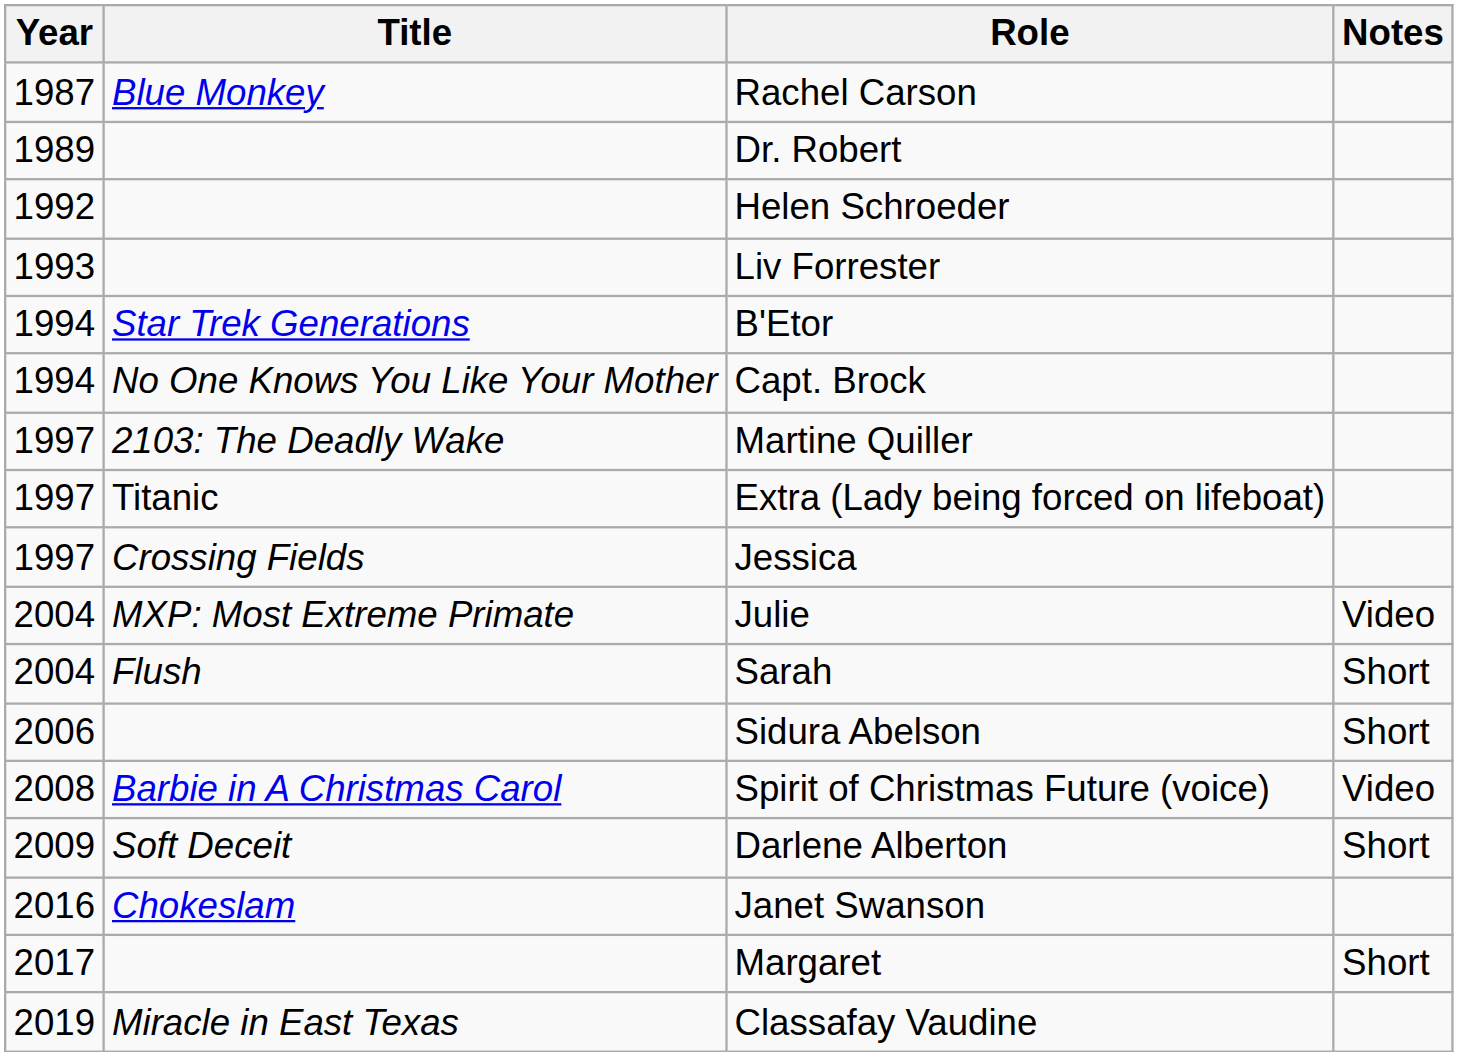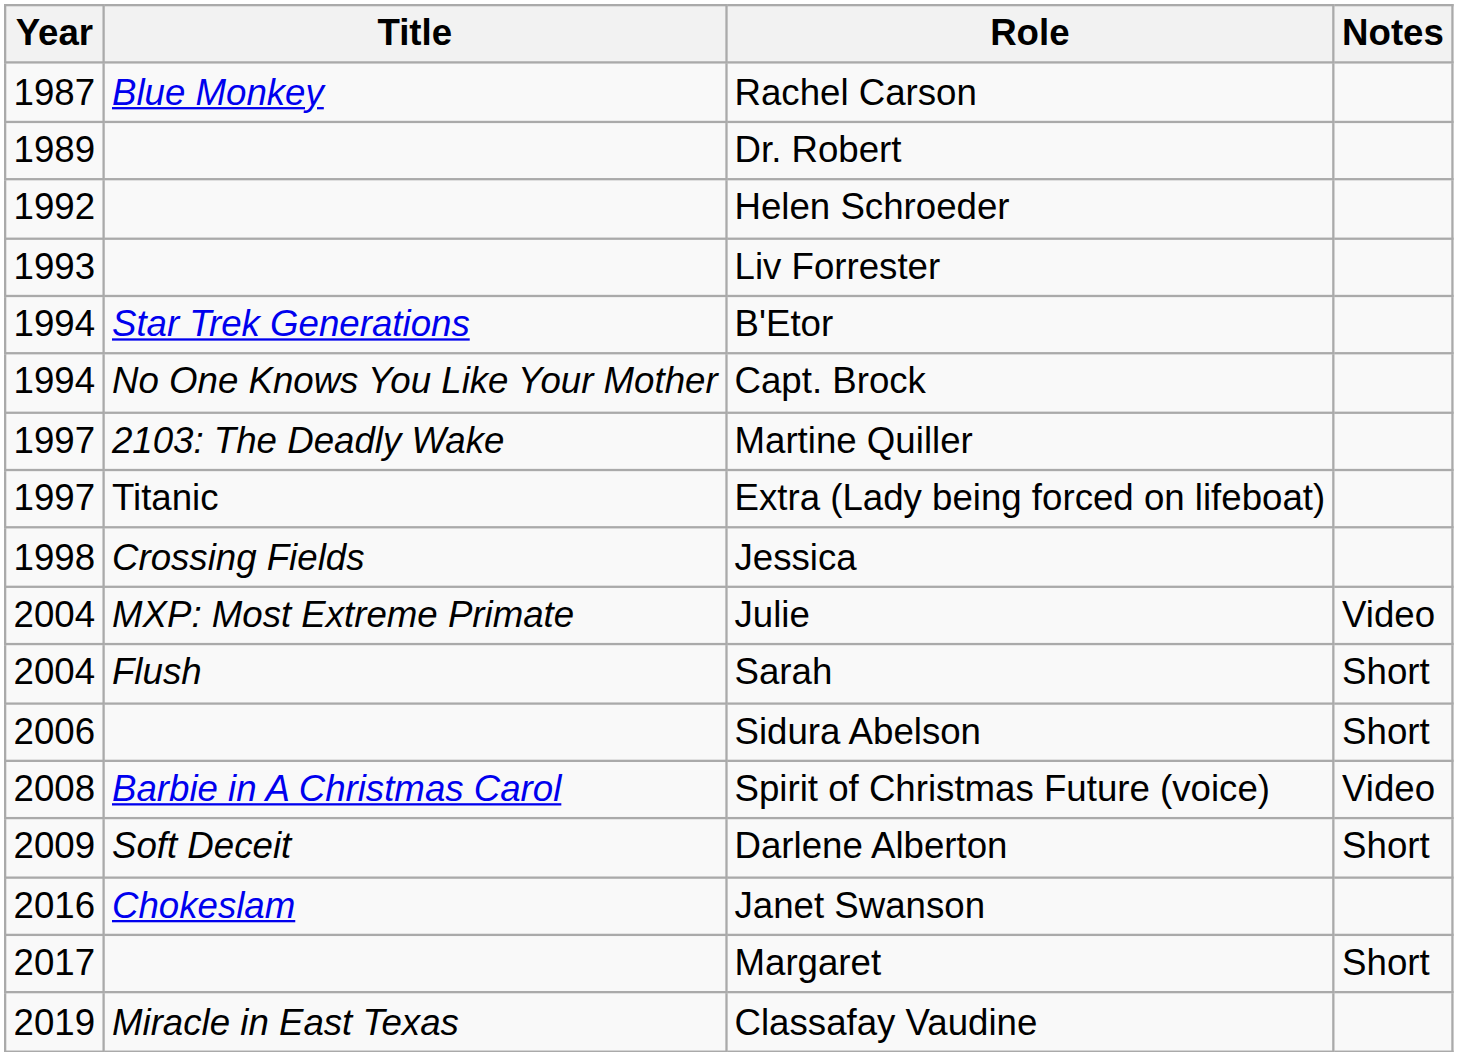(54, 556) 1997 -> (54, 556) 1998
